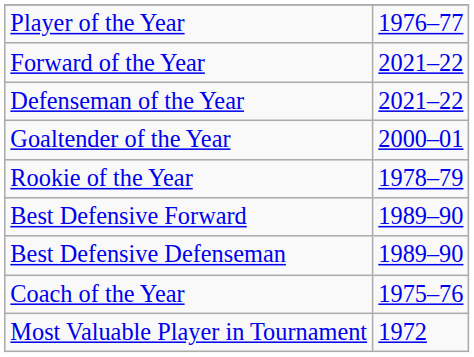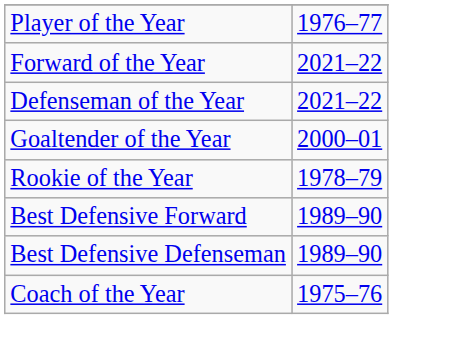- row: (189, 332)
